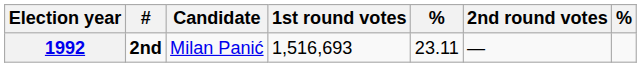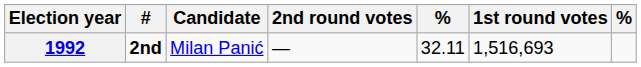columns swapped: (339, 18) <-> (537, 18)
(437, 47) 23.11 -> (443, 47) 32.11
